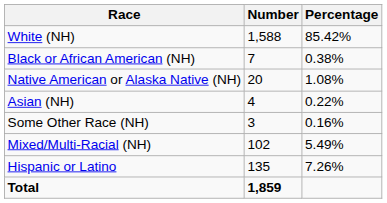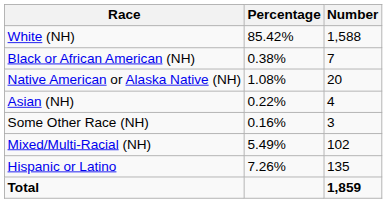columns swapped: (273, 15) <-> (342, 15)
